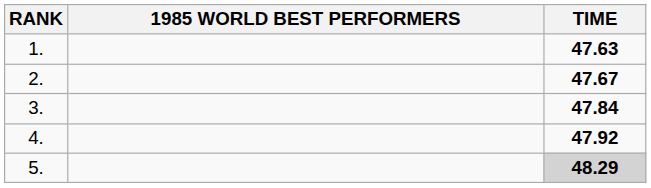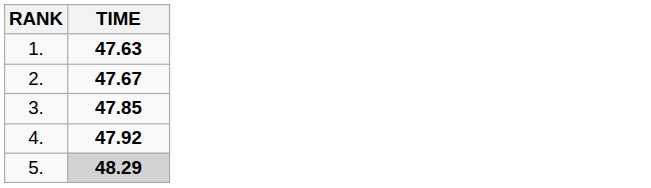- column: (306, 19)
(595, 108) 47.84 -> (118, 108) 47.85
